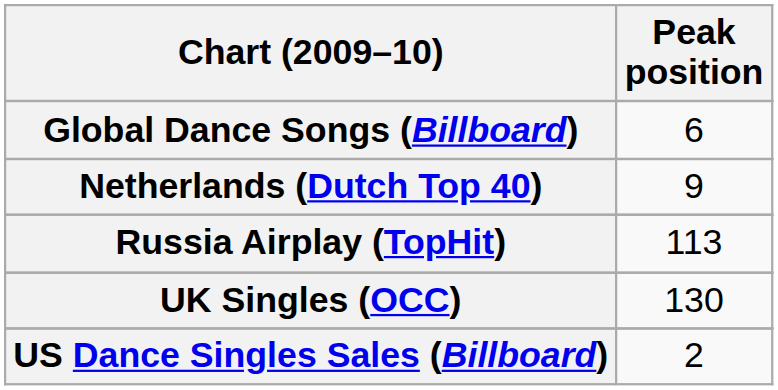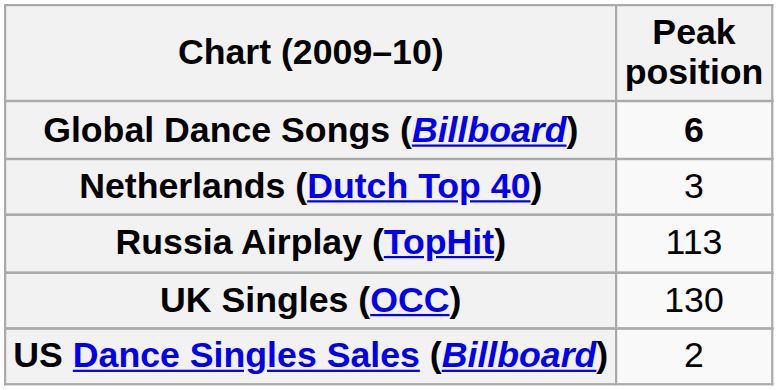(694, 129) normal -> (694, 129) bold
(694, 186) 9 -> (694, 186) 3
